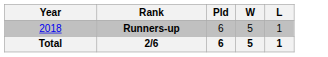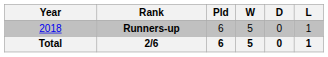+ column: (279, 13)
